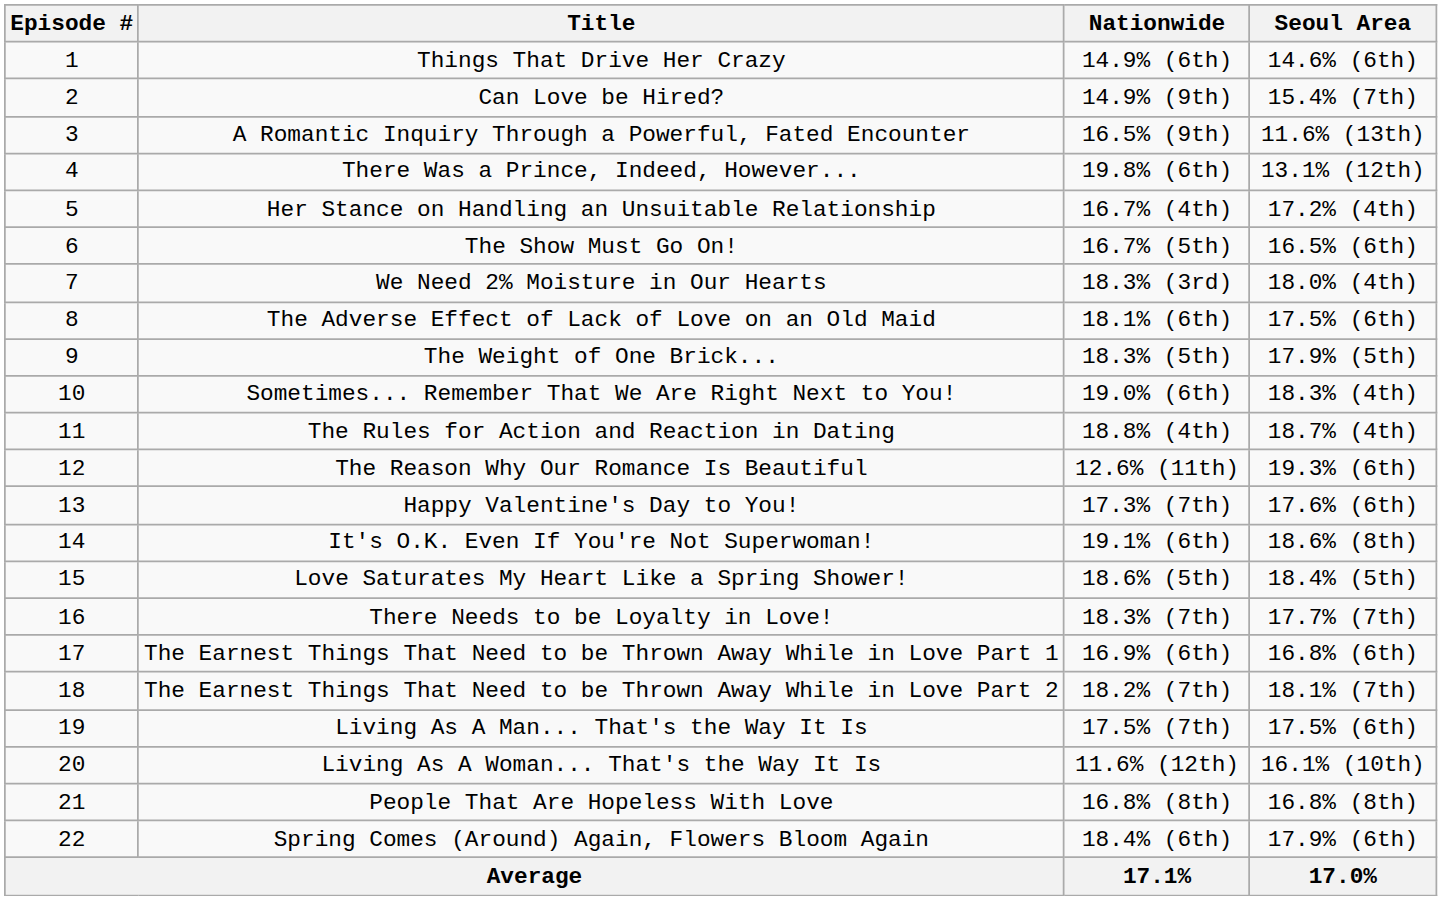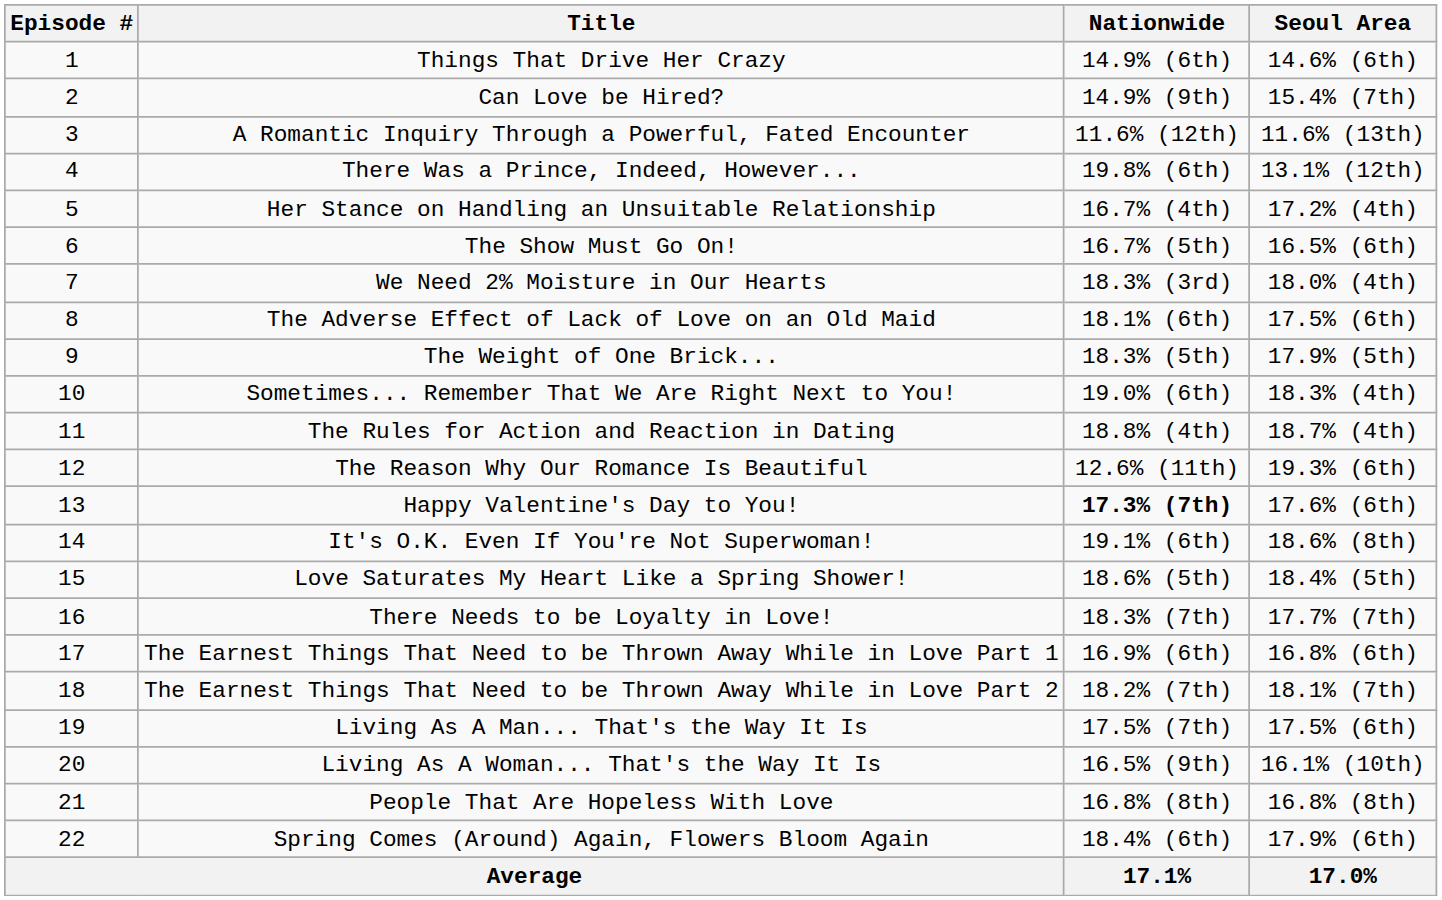(1157, 135) 16.5% (9th) -> (1157, 135) 11.6% (12th)
(1157, 505) normal -> (1157, 505) bold
(1157, 765) 11.6% (12th) -> (1157, 765) 16.5% (9th)
